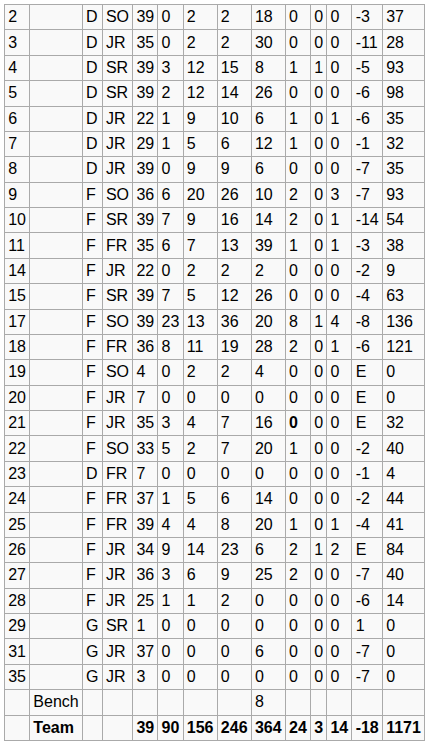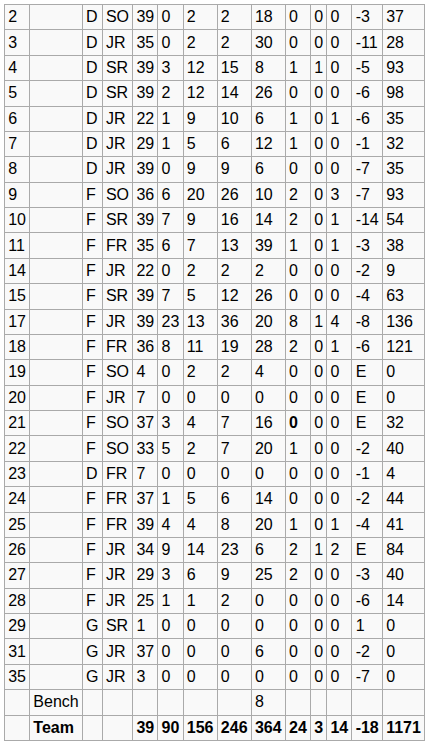(118, 321) SO -> (116, 321) JR
(116, 423) JR -> (118, 423) SO
(145, 423) 35 -> (145, 423) 37
(145, 575) 36 -> (145, 575) 29
(363, 575) -7 -> (363, 575) -3
(363, 651) -7 -> (363, 651) -2
